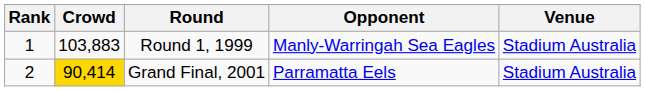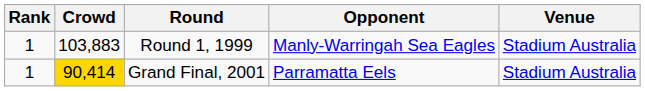(29, 72) 2 -> (29, 72) 1
